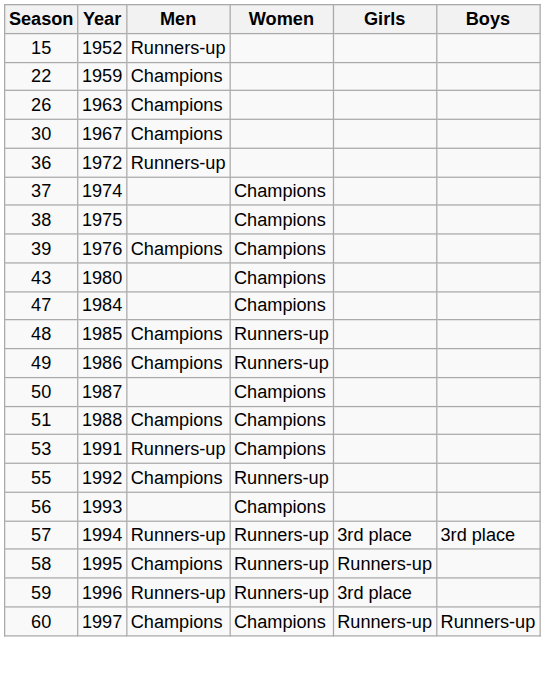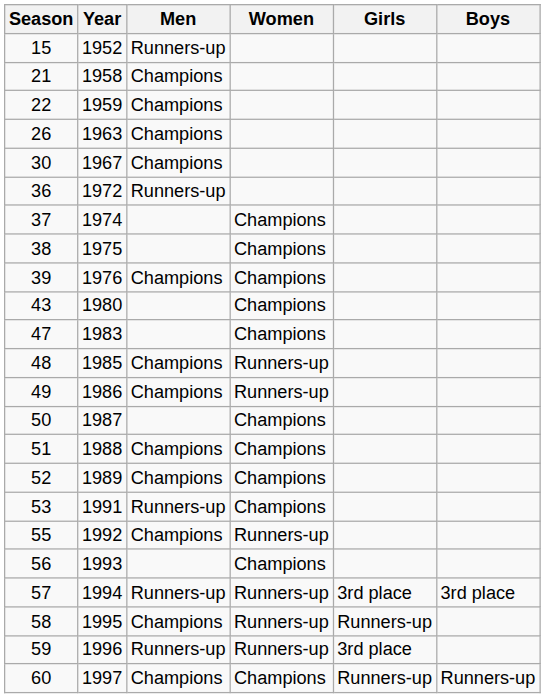+ row: (41, 77)
(102, 306) 1984 -> (102, 335) 1983
+ row: (41, 478)
